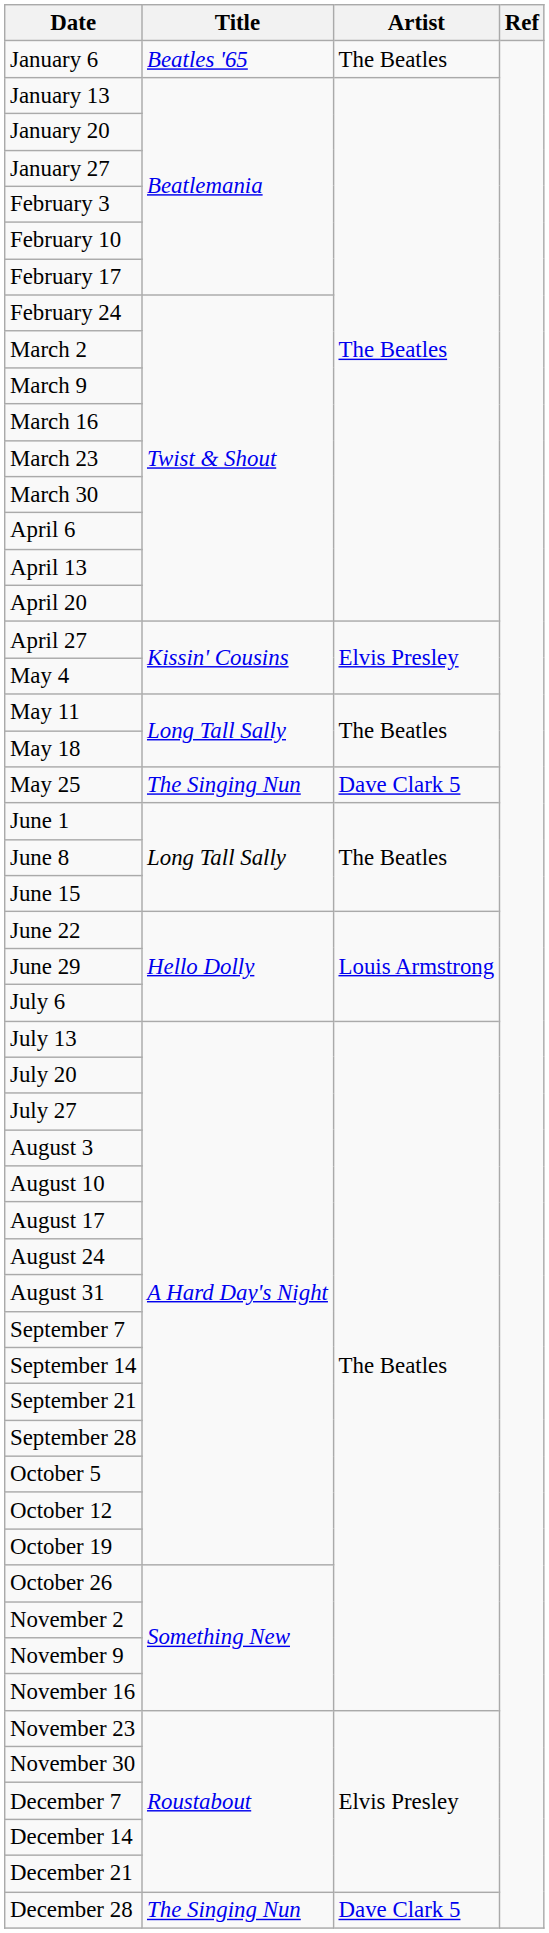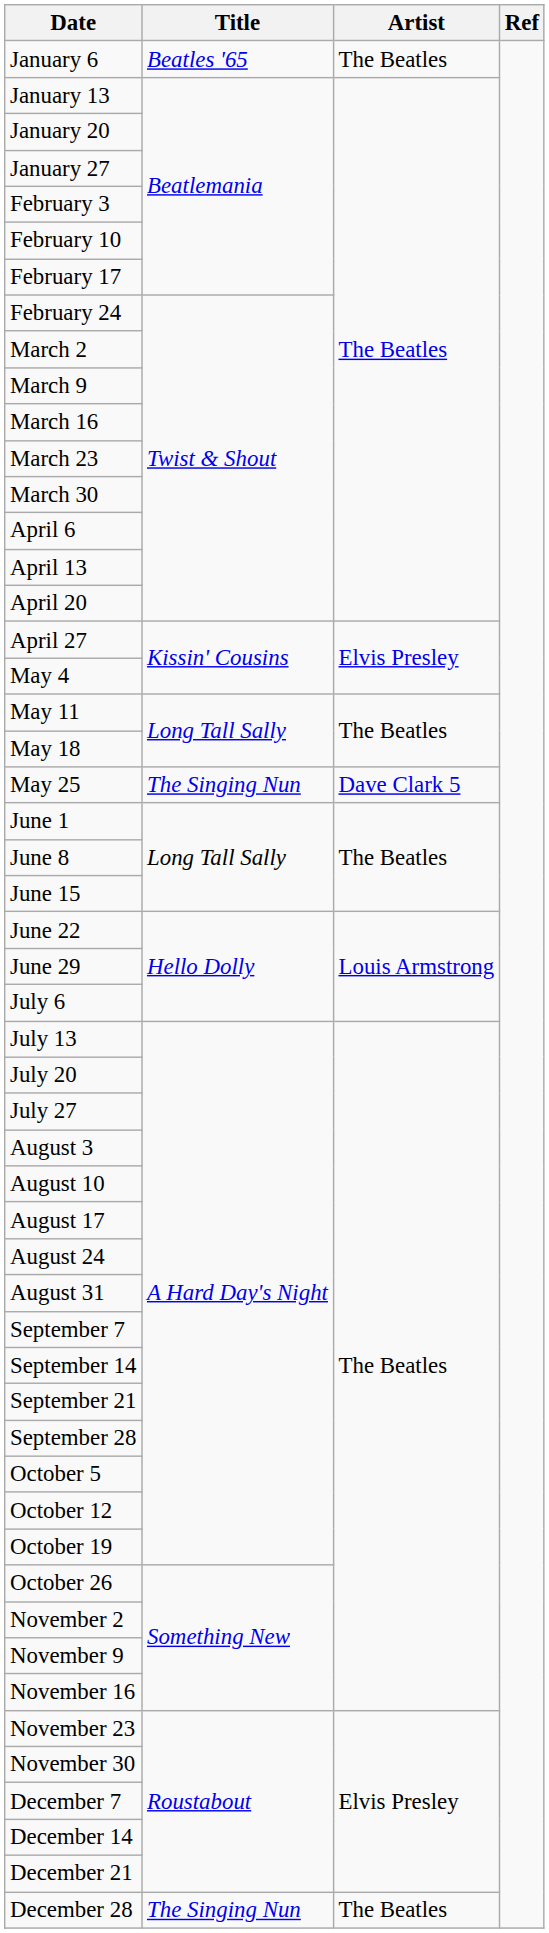(399, 1909) Dave Clark 5 -> (393, 1909) The Beatles
